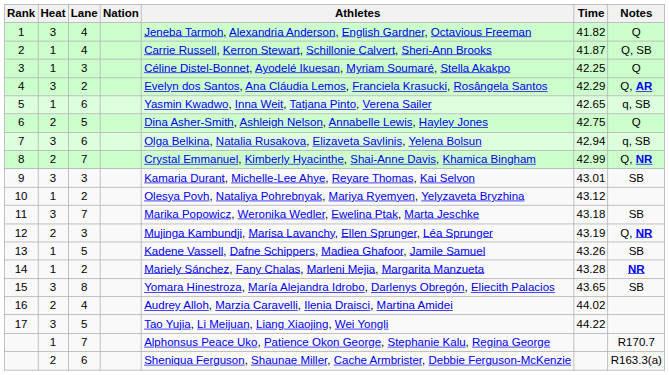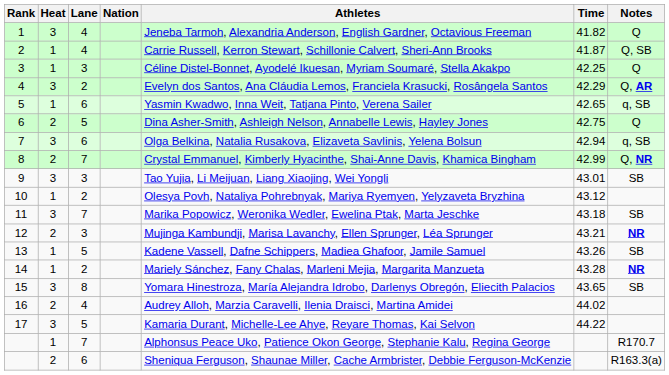(310, 178) Kamaria Durant, Michelle-Lee Ahye, Reyare Thomas, Kai Selvon -> (266, 178) Tao Yujia, Li Meijuan, Liang Xiaojing, Wei Yongli
(591, 232) 43.19 -> (591, 232) 43.21
(636, 232) Q, NR -> (636, 232) NR
(266, 324) Tao Yujia, Li Meijuan, Liang Xiaojing, Wei Yongli -> (310, 324) Kamaria Durant, Michelle-Lee Ahye, Reyare Thomas, Kai Selvon
